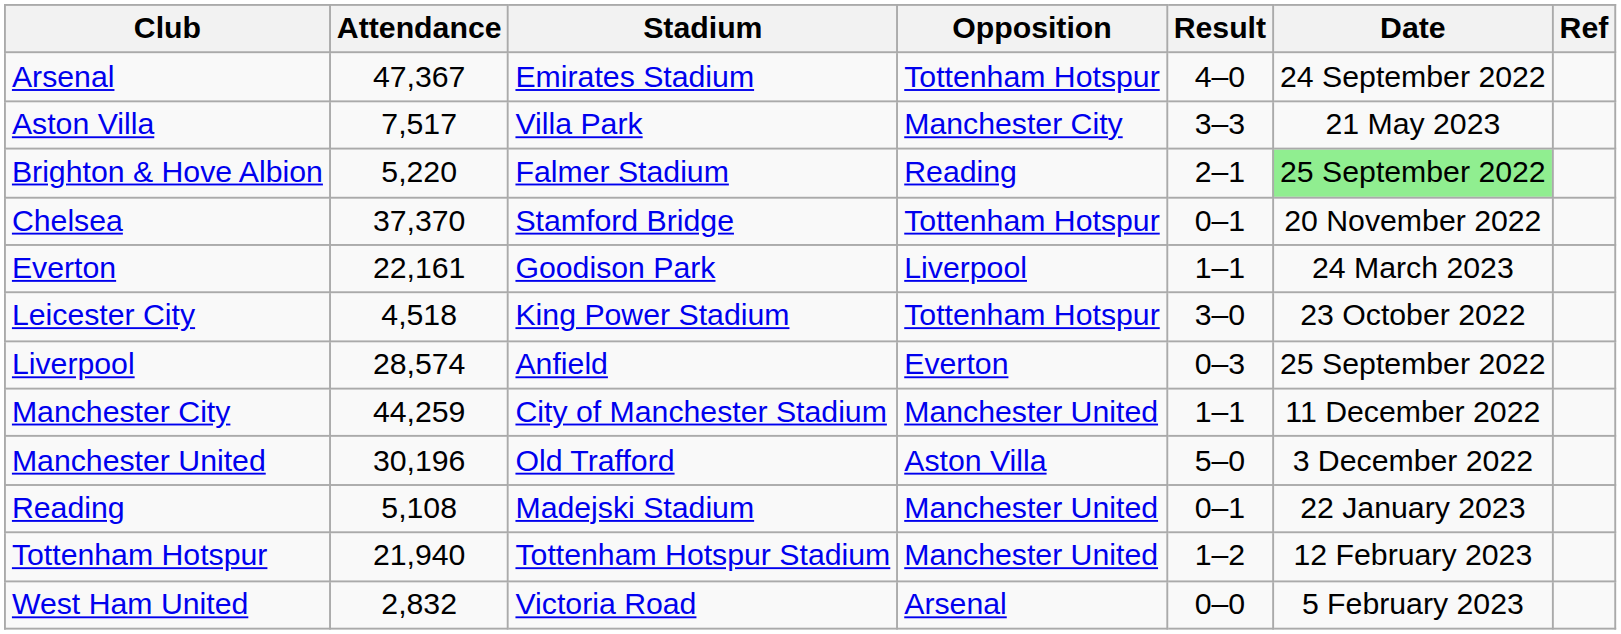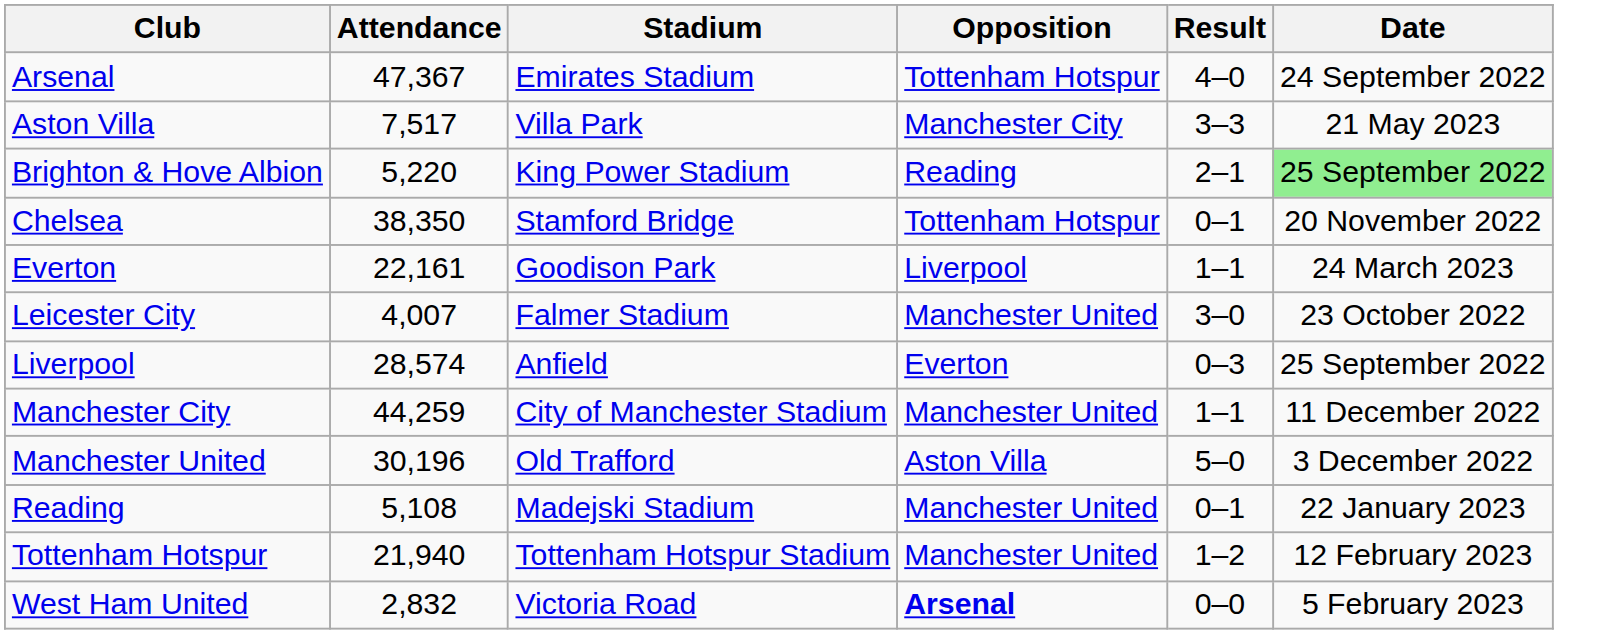- column: (1584, 28)
(622, 172) Falmer Stadium -> (652, 172) King Power Stadium
(419, 220) 37,370 -> (419, 220) 38,350
(419, 316) 4,518 -> (419, 316) 4,007
(652, 316) King Power Stadium -> (622, 316) Falmer Stadium
(1032, 316) Tottenham Hotspur -> (1031, 316) Manchester United
(955, 603) normal -> (960, 603) bold
